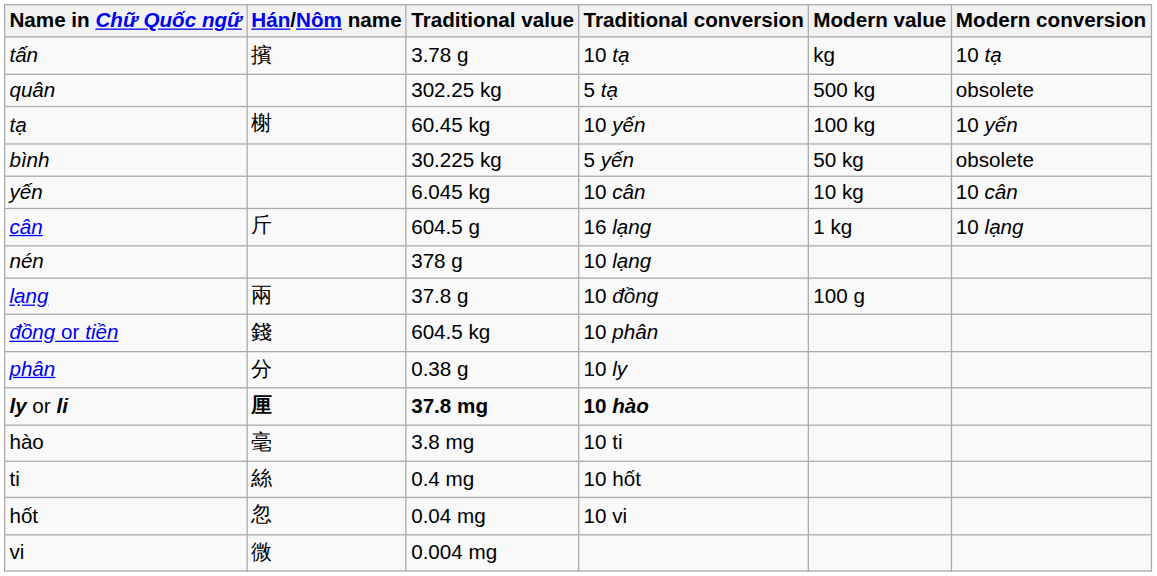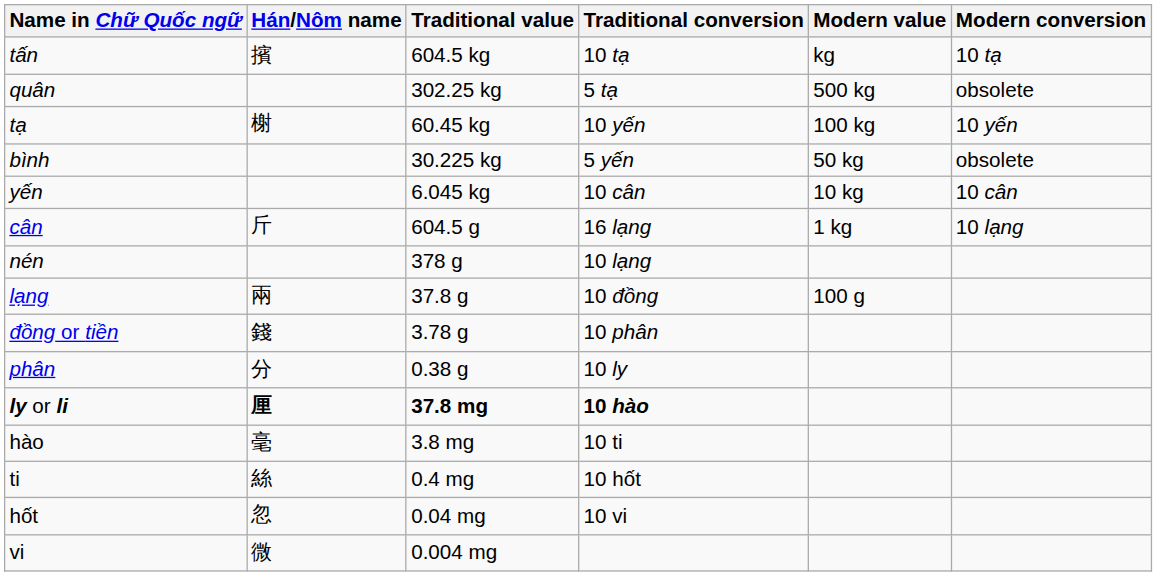(440, 55) 3.78 g -> (451, 55) 604.5 kg
(451, 332) 604.5 kg -> (440, 332) 3.78 g
